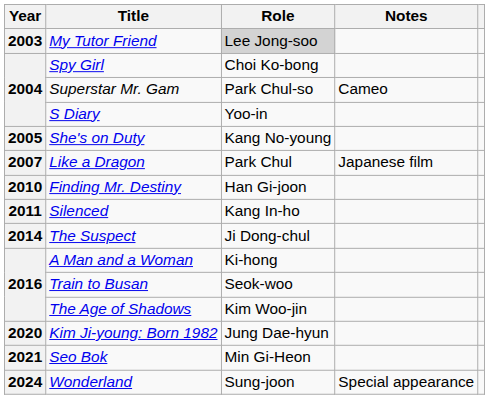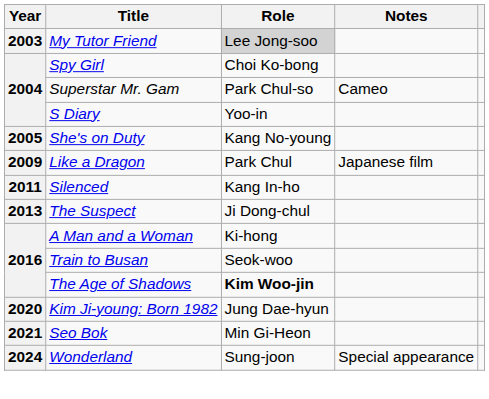(25, 162) 2007 -> (25, 162) 2009
- row: (115, 187)
(25, 235) 2014 -> (25, 211) 2013
(266, 308) normal -> (269, 284) bold
